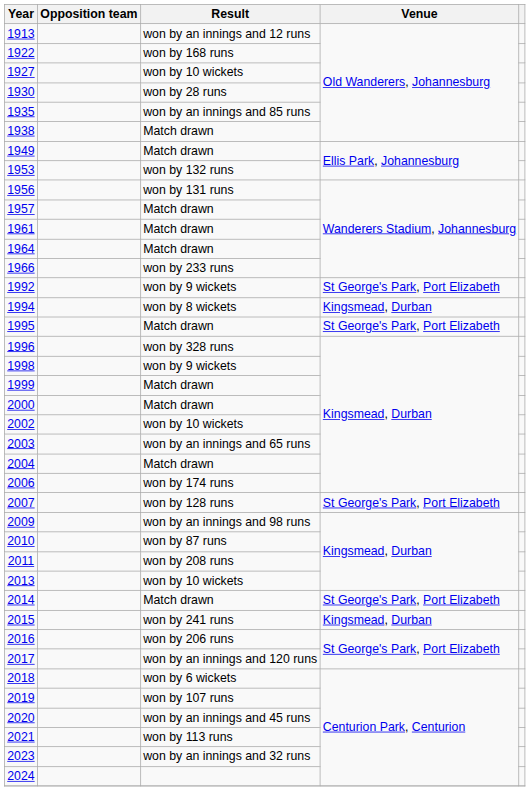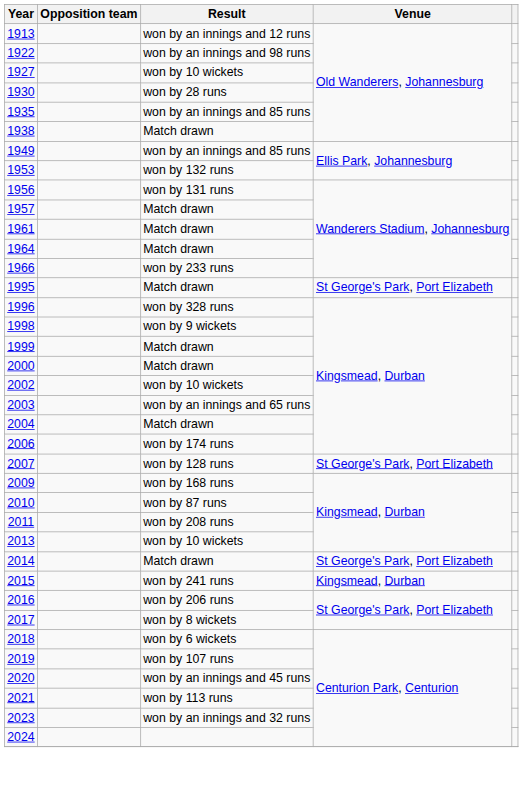(188, 53) won by 168 runs -> (227, 53) won by an innings and 98 runs
(178, 151) Match drawn -> (227, 151) won by an innings and 85 runs
- row: (21, 287)
- row: (21, 307)
(227, 522) won by an innings and 98 runs -> (188, 483) won by 168 runs
(230, 659) won by an innings and 120 runs -> (190, 619) won by 8 wickets
